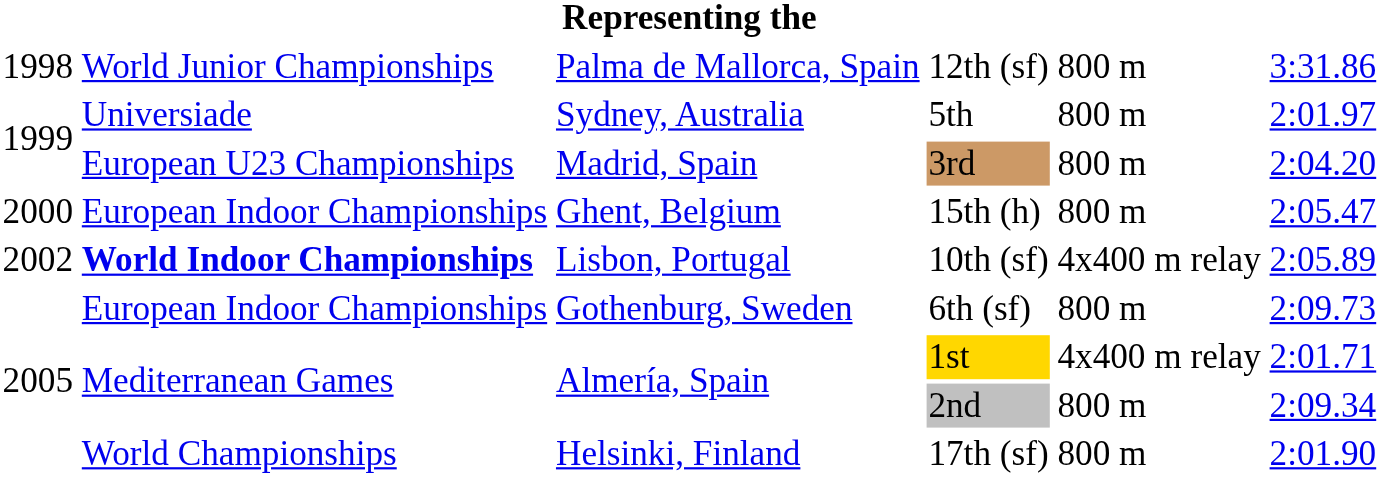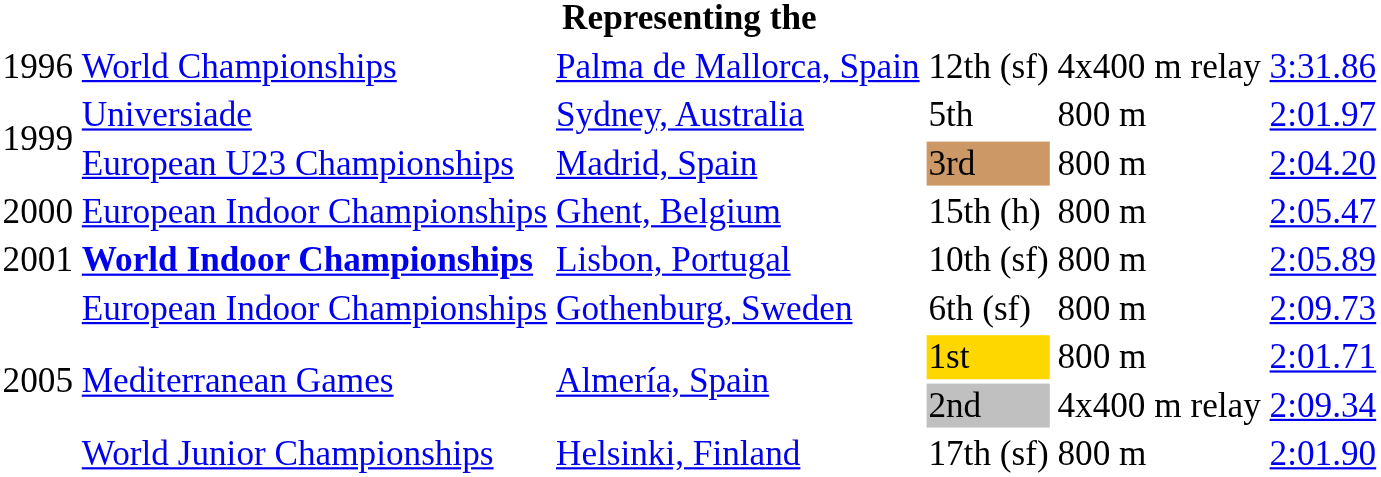(38, 66) 1998 -> (38, 66) 1996
(288, 66) World Junior Championships -> (239, 66) World Championships
(1102, 66) 800 m -> (1159, 66) 4x400 m relay
(38, 259) 2002 -> (38, 259) 2001
(1159, 259) 4x400 m relay -> (1102, 259) 800 m
(1159, 356) 4x400 m relay -> (1102, 356) 800 m
(1102, 405) 800 m -> (1159, 405) 4x400 m relay
(239, 453) World Championships -> (288, 453) World Junior Championships
